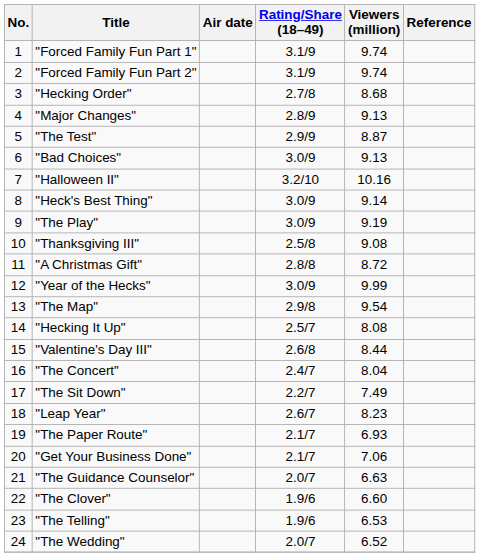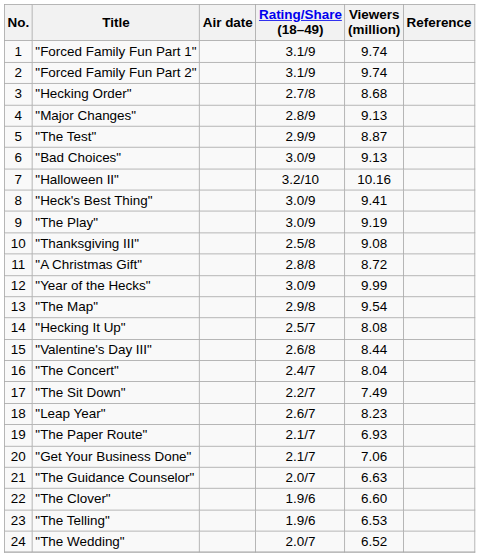(374, 200) 9.14 -> (374, 200) 9.41
